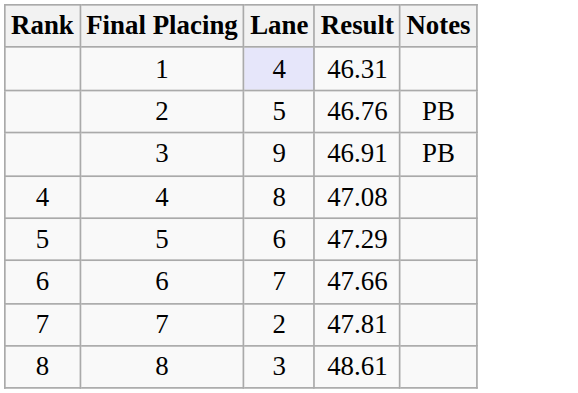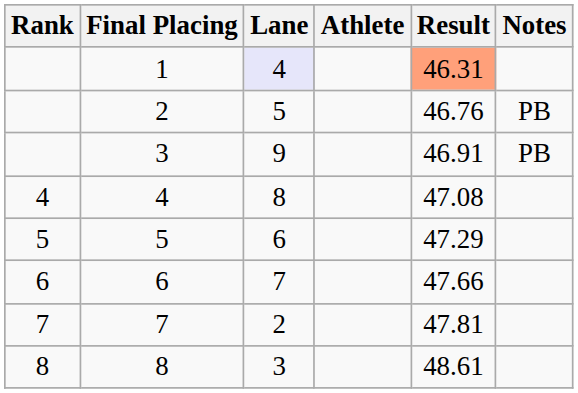+ column: (363, 25)
(357, 68) no background -> (453, 68) lightsalmon background
